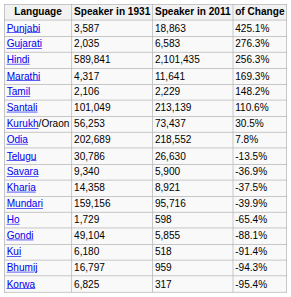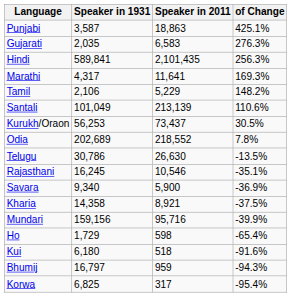(168, 92) 2,229 -> (168, 92) 5,229
+ row: (30, 172)
- row: (20, 236)
(251, 252) -91.4% -> (251, 252) -91.6%
